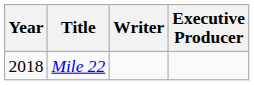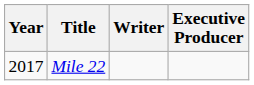(26, 65) 2018 -> (26, 65) 2017
